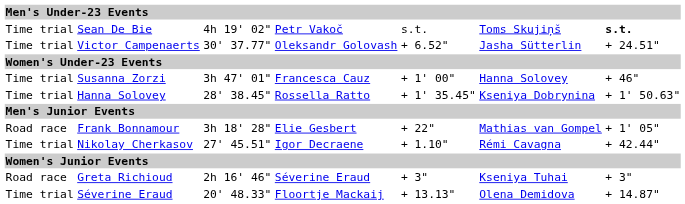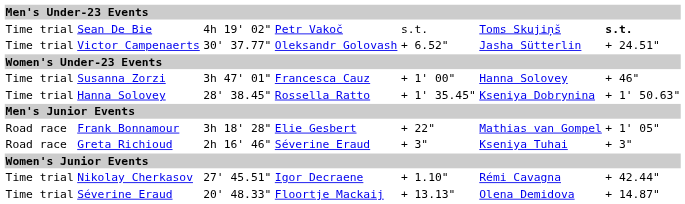rows swapped: (135, 144) <-> (125, 177)
